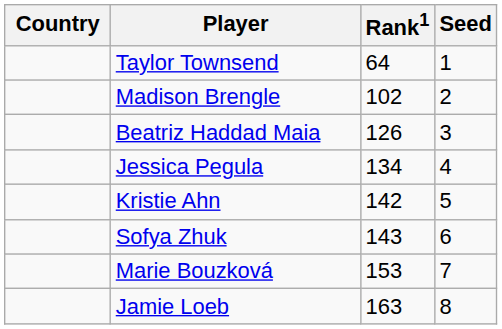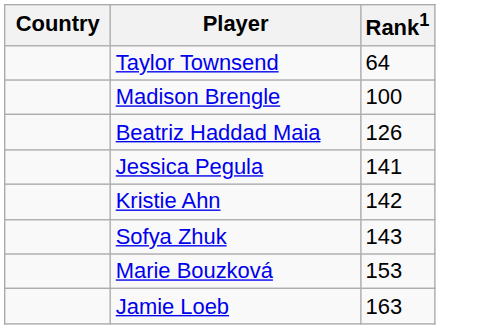- column: (466, 24)
(384, 97) 102 -> (384, 97) 100
(384, 166) 134 -> (384, 166) 141
